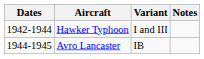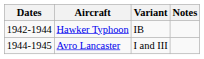(151, 29) I and III -> (139, 29) IB
(139, 45) IB -> (151, 45) I and III
